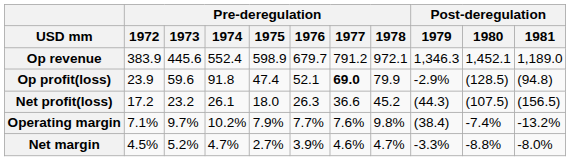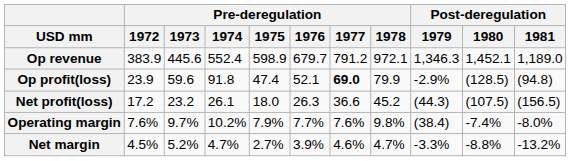(143, 123) 7.1% -> (143, 123) 7.6%
(539, 123) -13.2% -> (535, 123) -8.0%
(535, 144) -8.0% -> (539, 144) -13.2%
